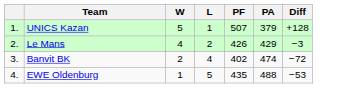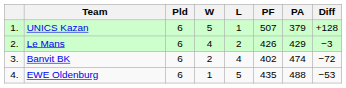+ column: (180, 12)
